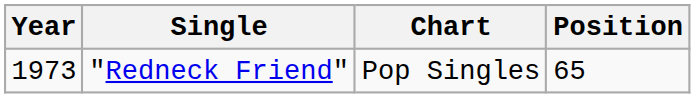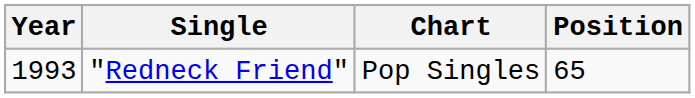(44, 71) 1973 -> (44, 71) 1993
